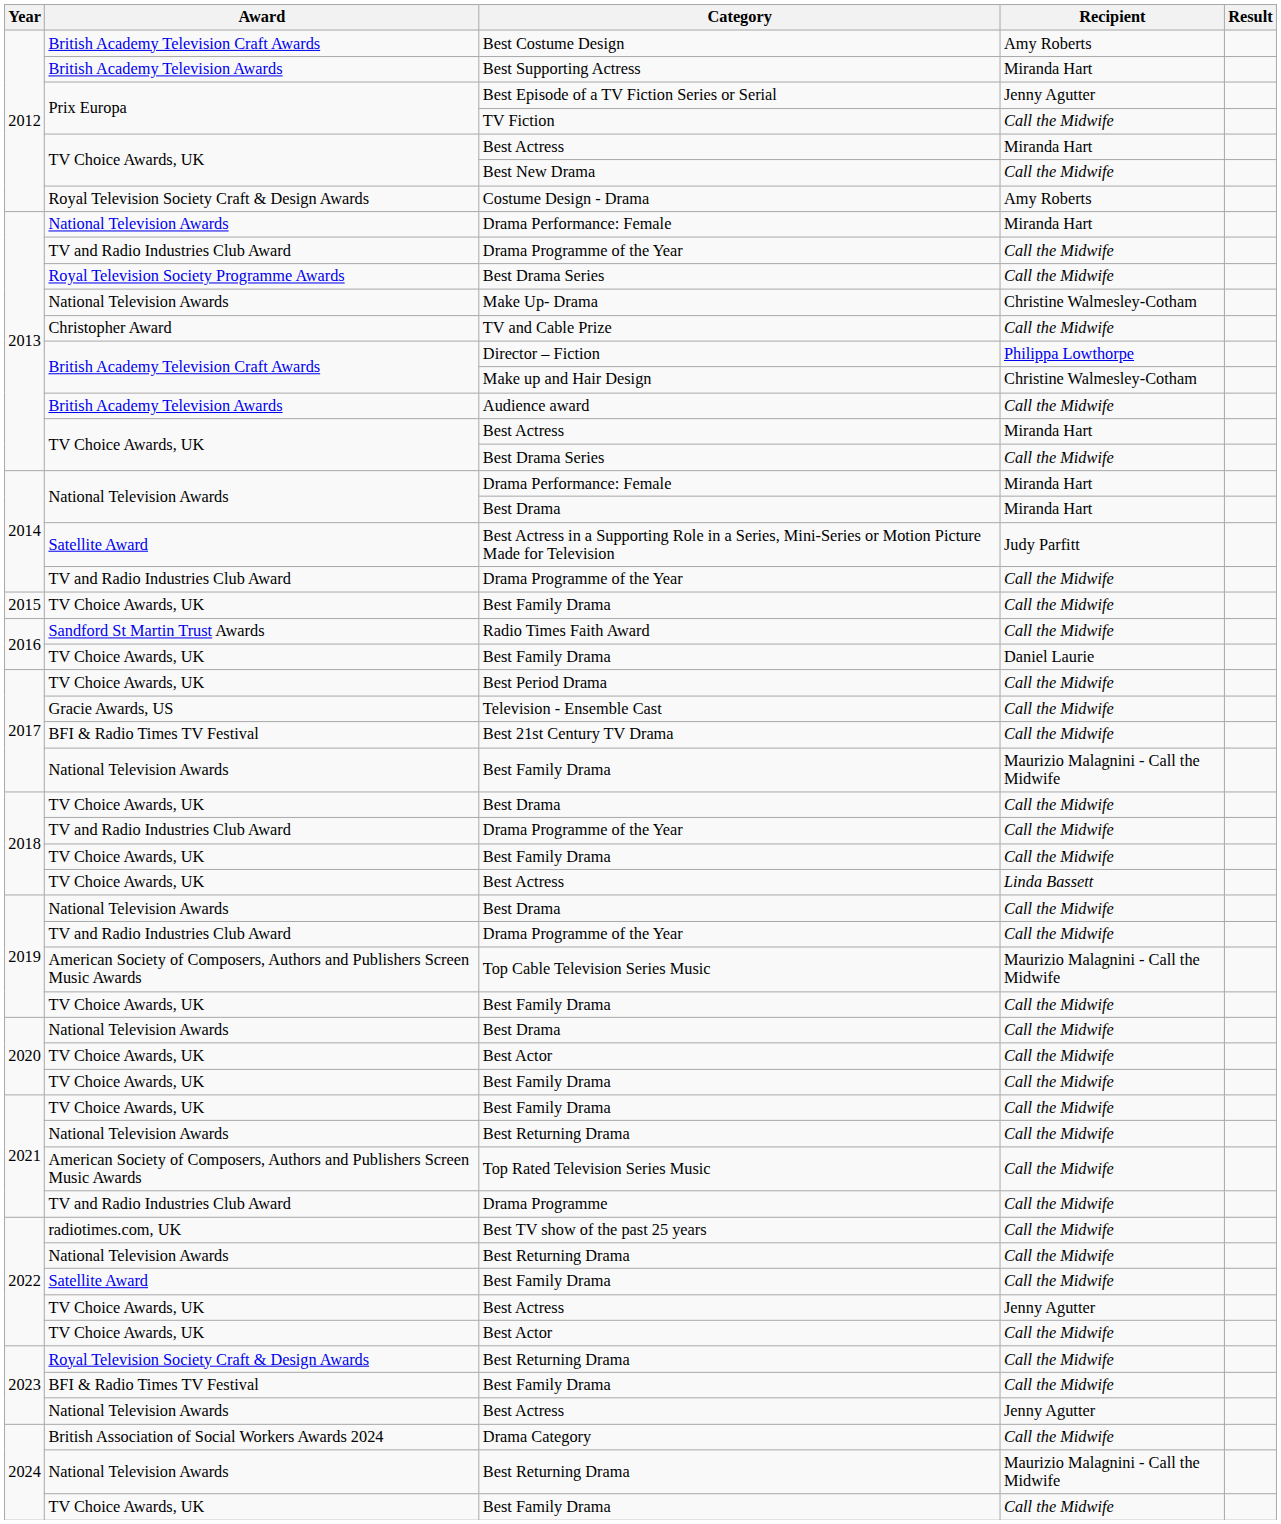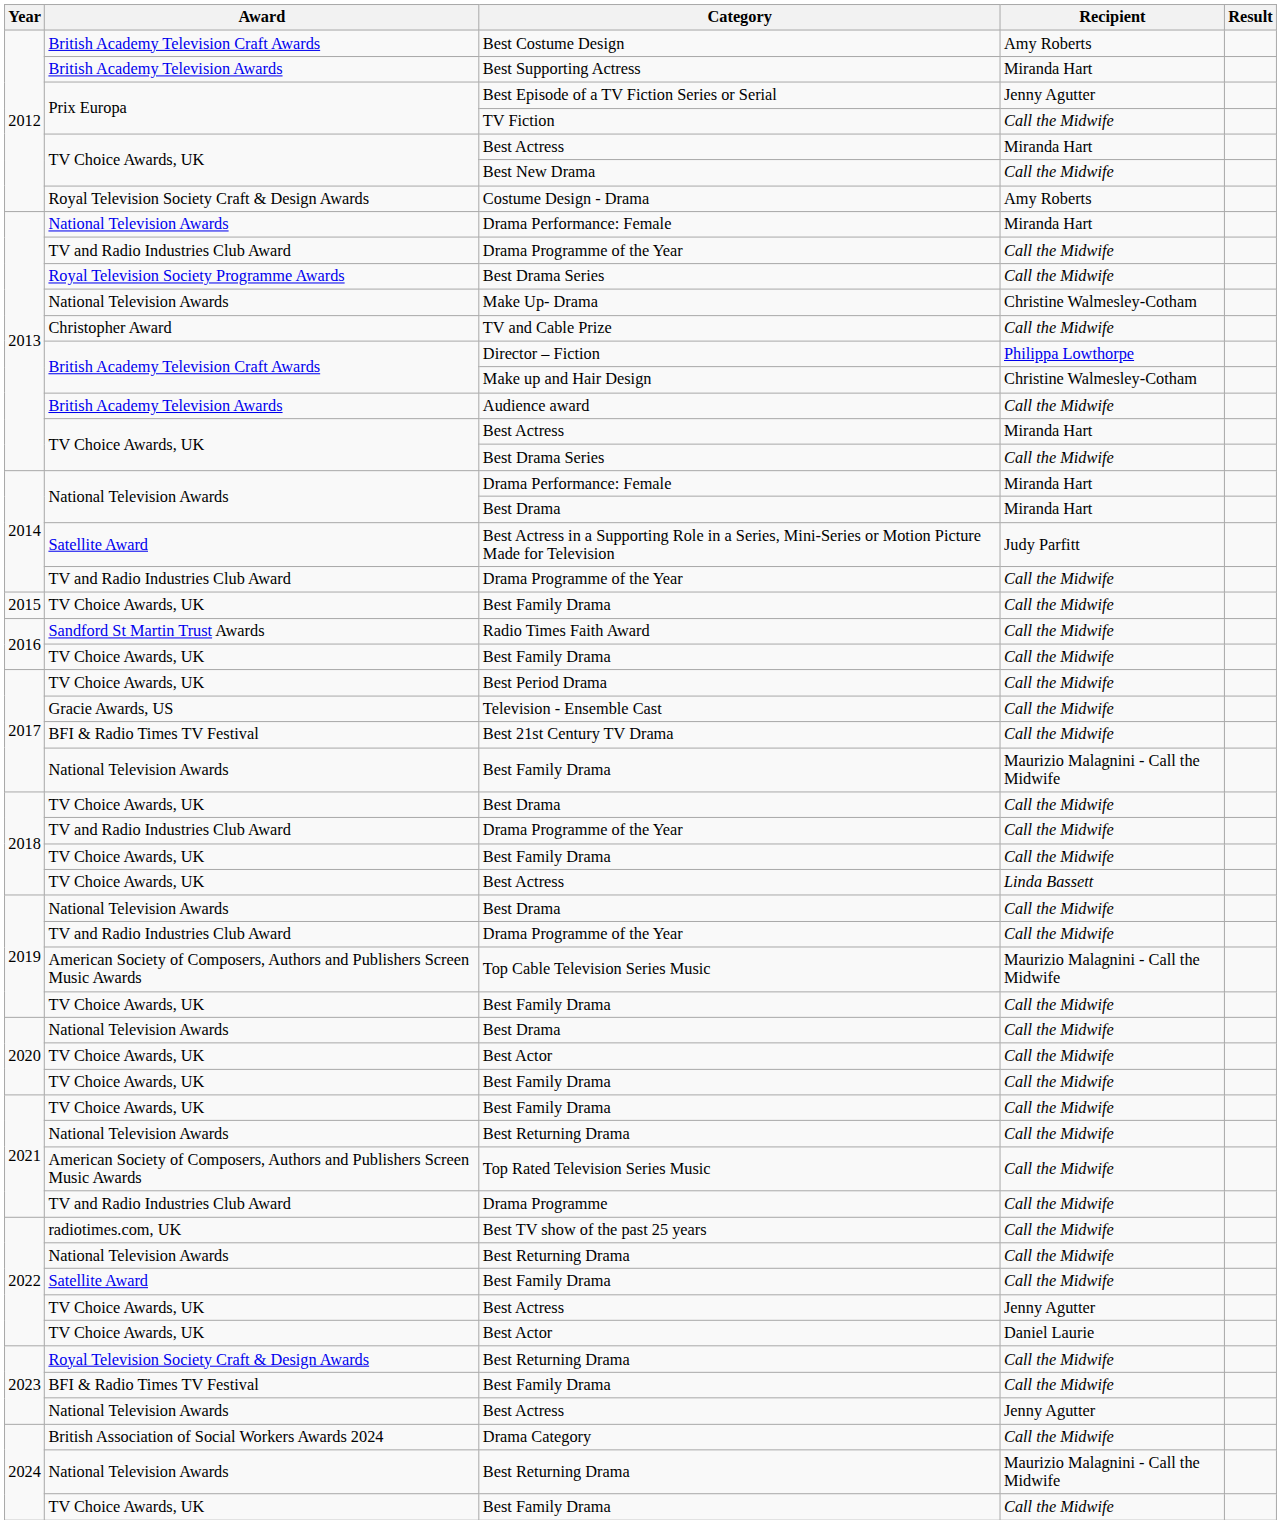(1049, 656) Daniel Laurie -> (1059, 656) Call the Midwife
(1059, 1333) Call the Midwife -> (1049, 1333) Daniel Laurie
